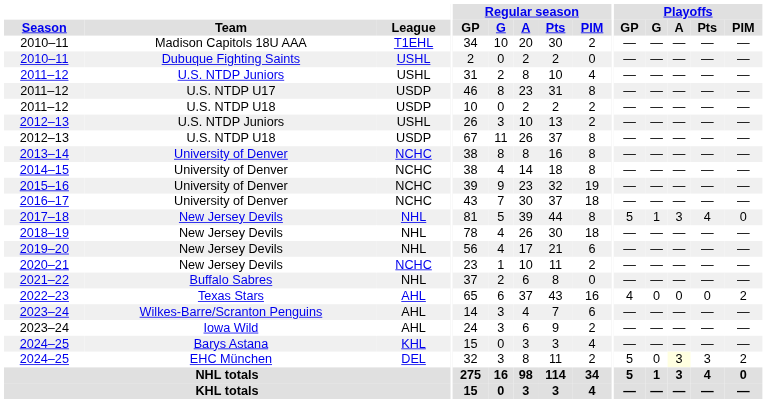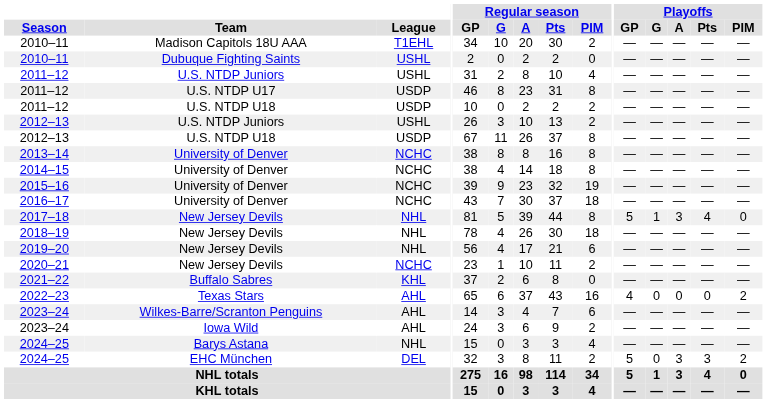(414, 280) NHL -> (414, 280) KHL
(414, 343) KHL -> (414, 343) NHL
(679, 359) lightyellow background -> (679, 359) no background
